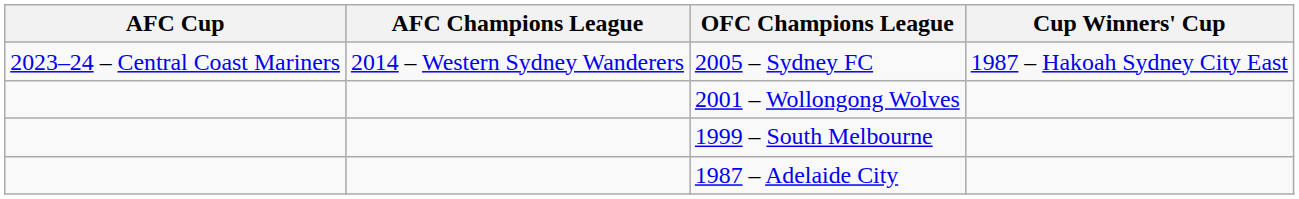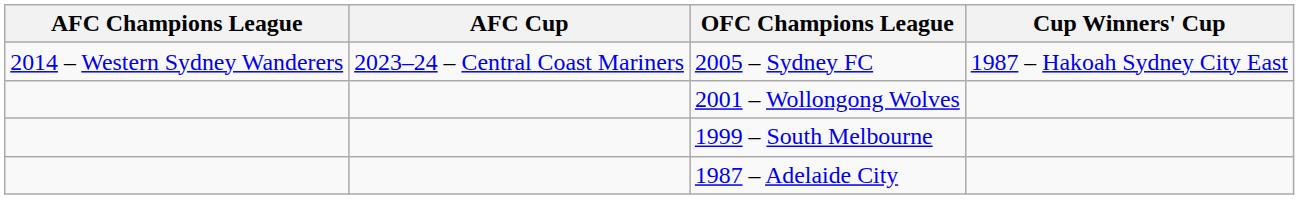columns swapped: (517, 23) <-> (175, 23)
